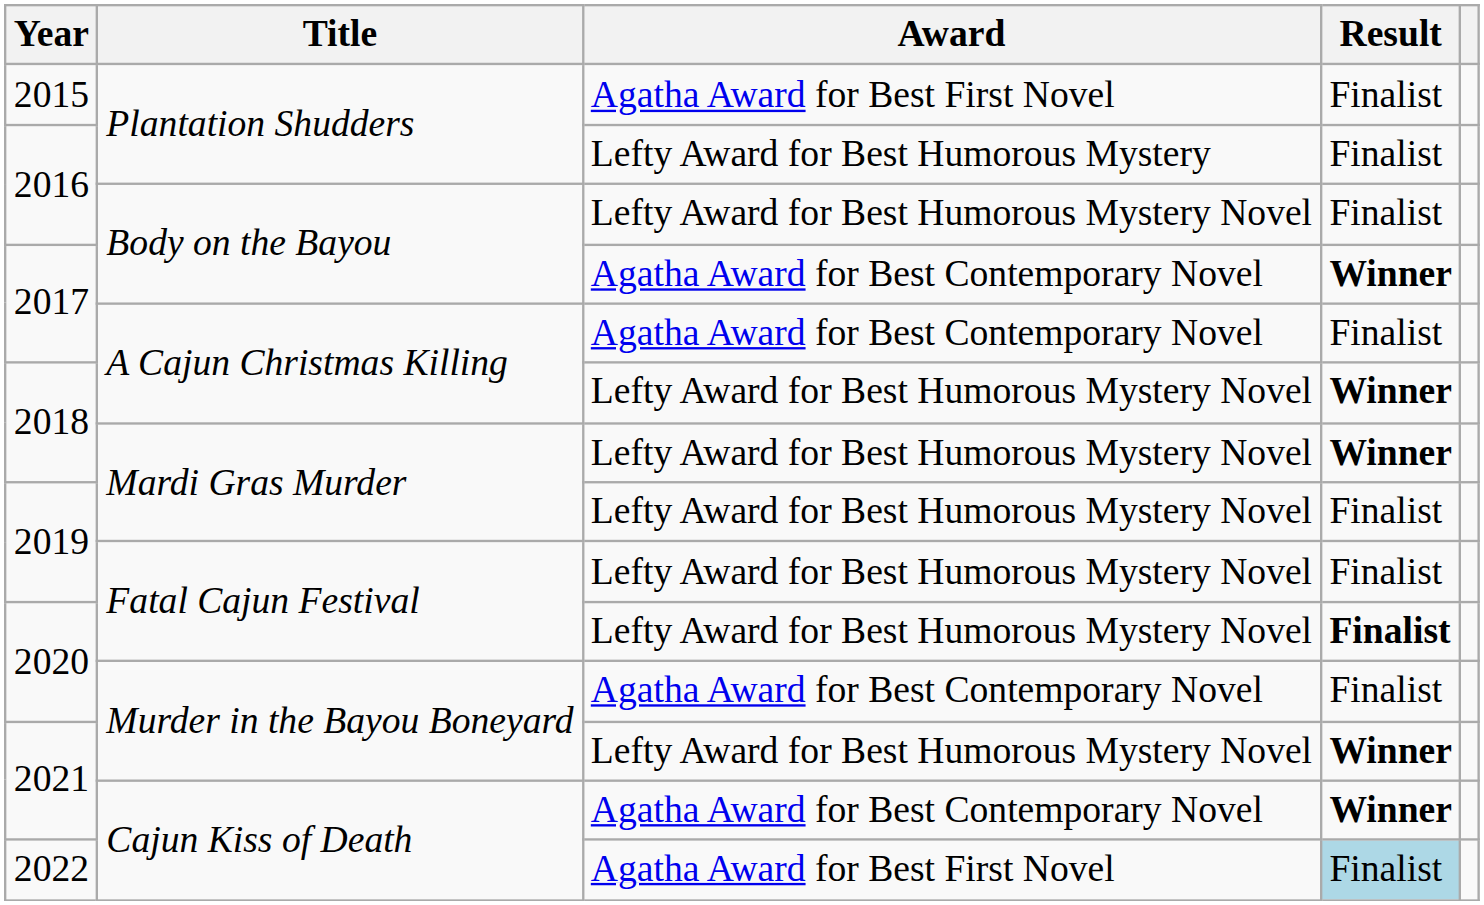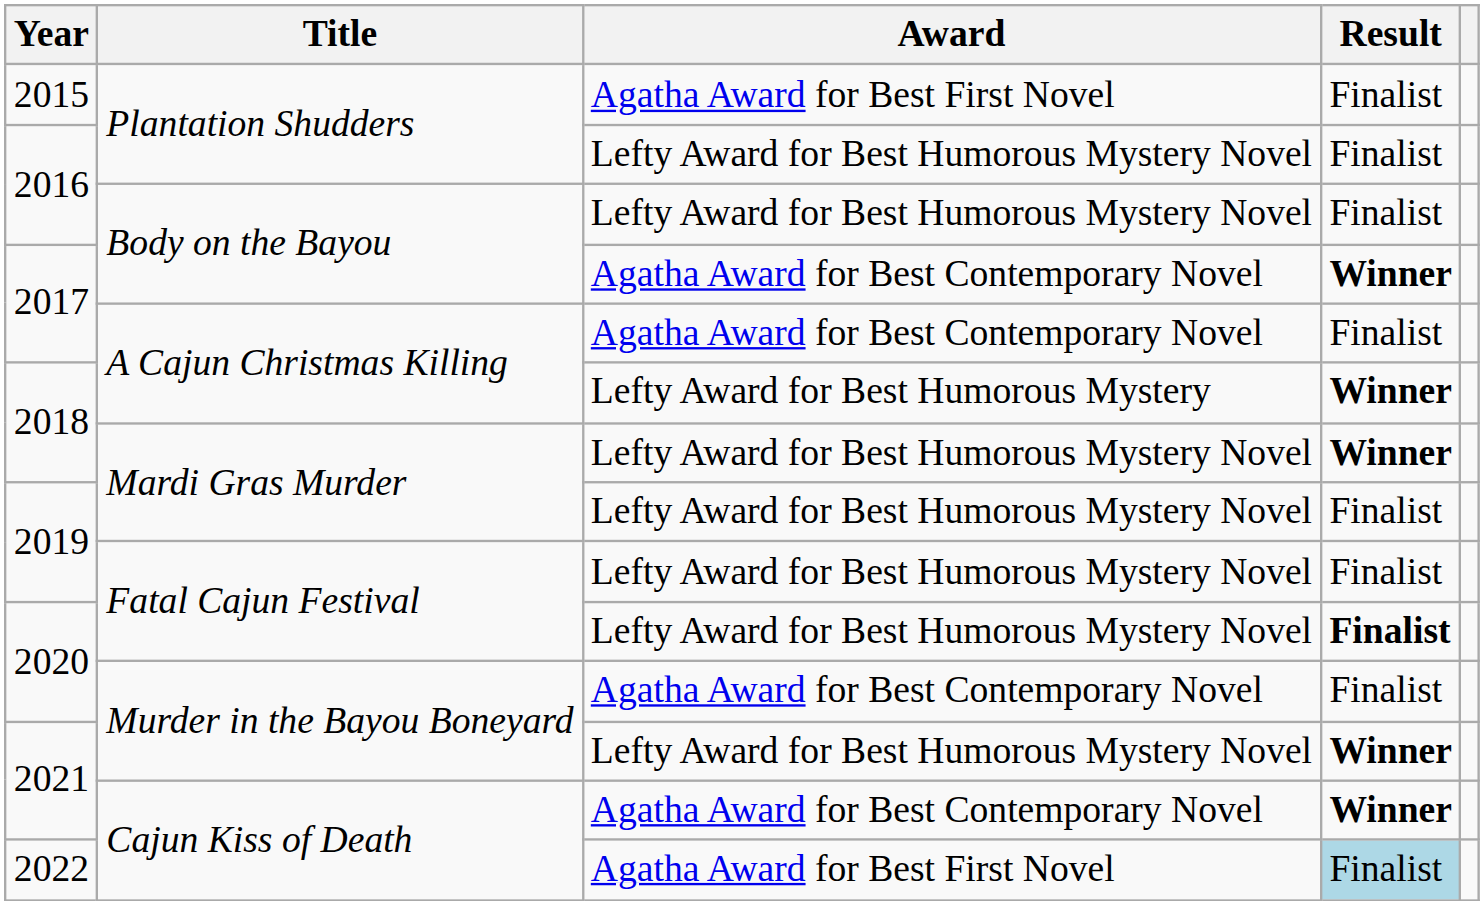(901, 153) Lefty Award for Best Humorous Mystery -> (951, 153) Lefty Award for Best Humorous Mystery Novel
(951, 392) Lefty Award for Best Humorous Mystery Novel -> (901, 392) Lefty Award for Best Humorous Mystery
